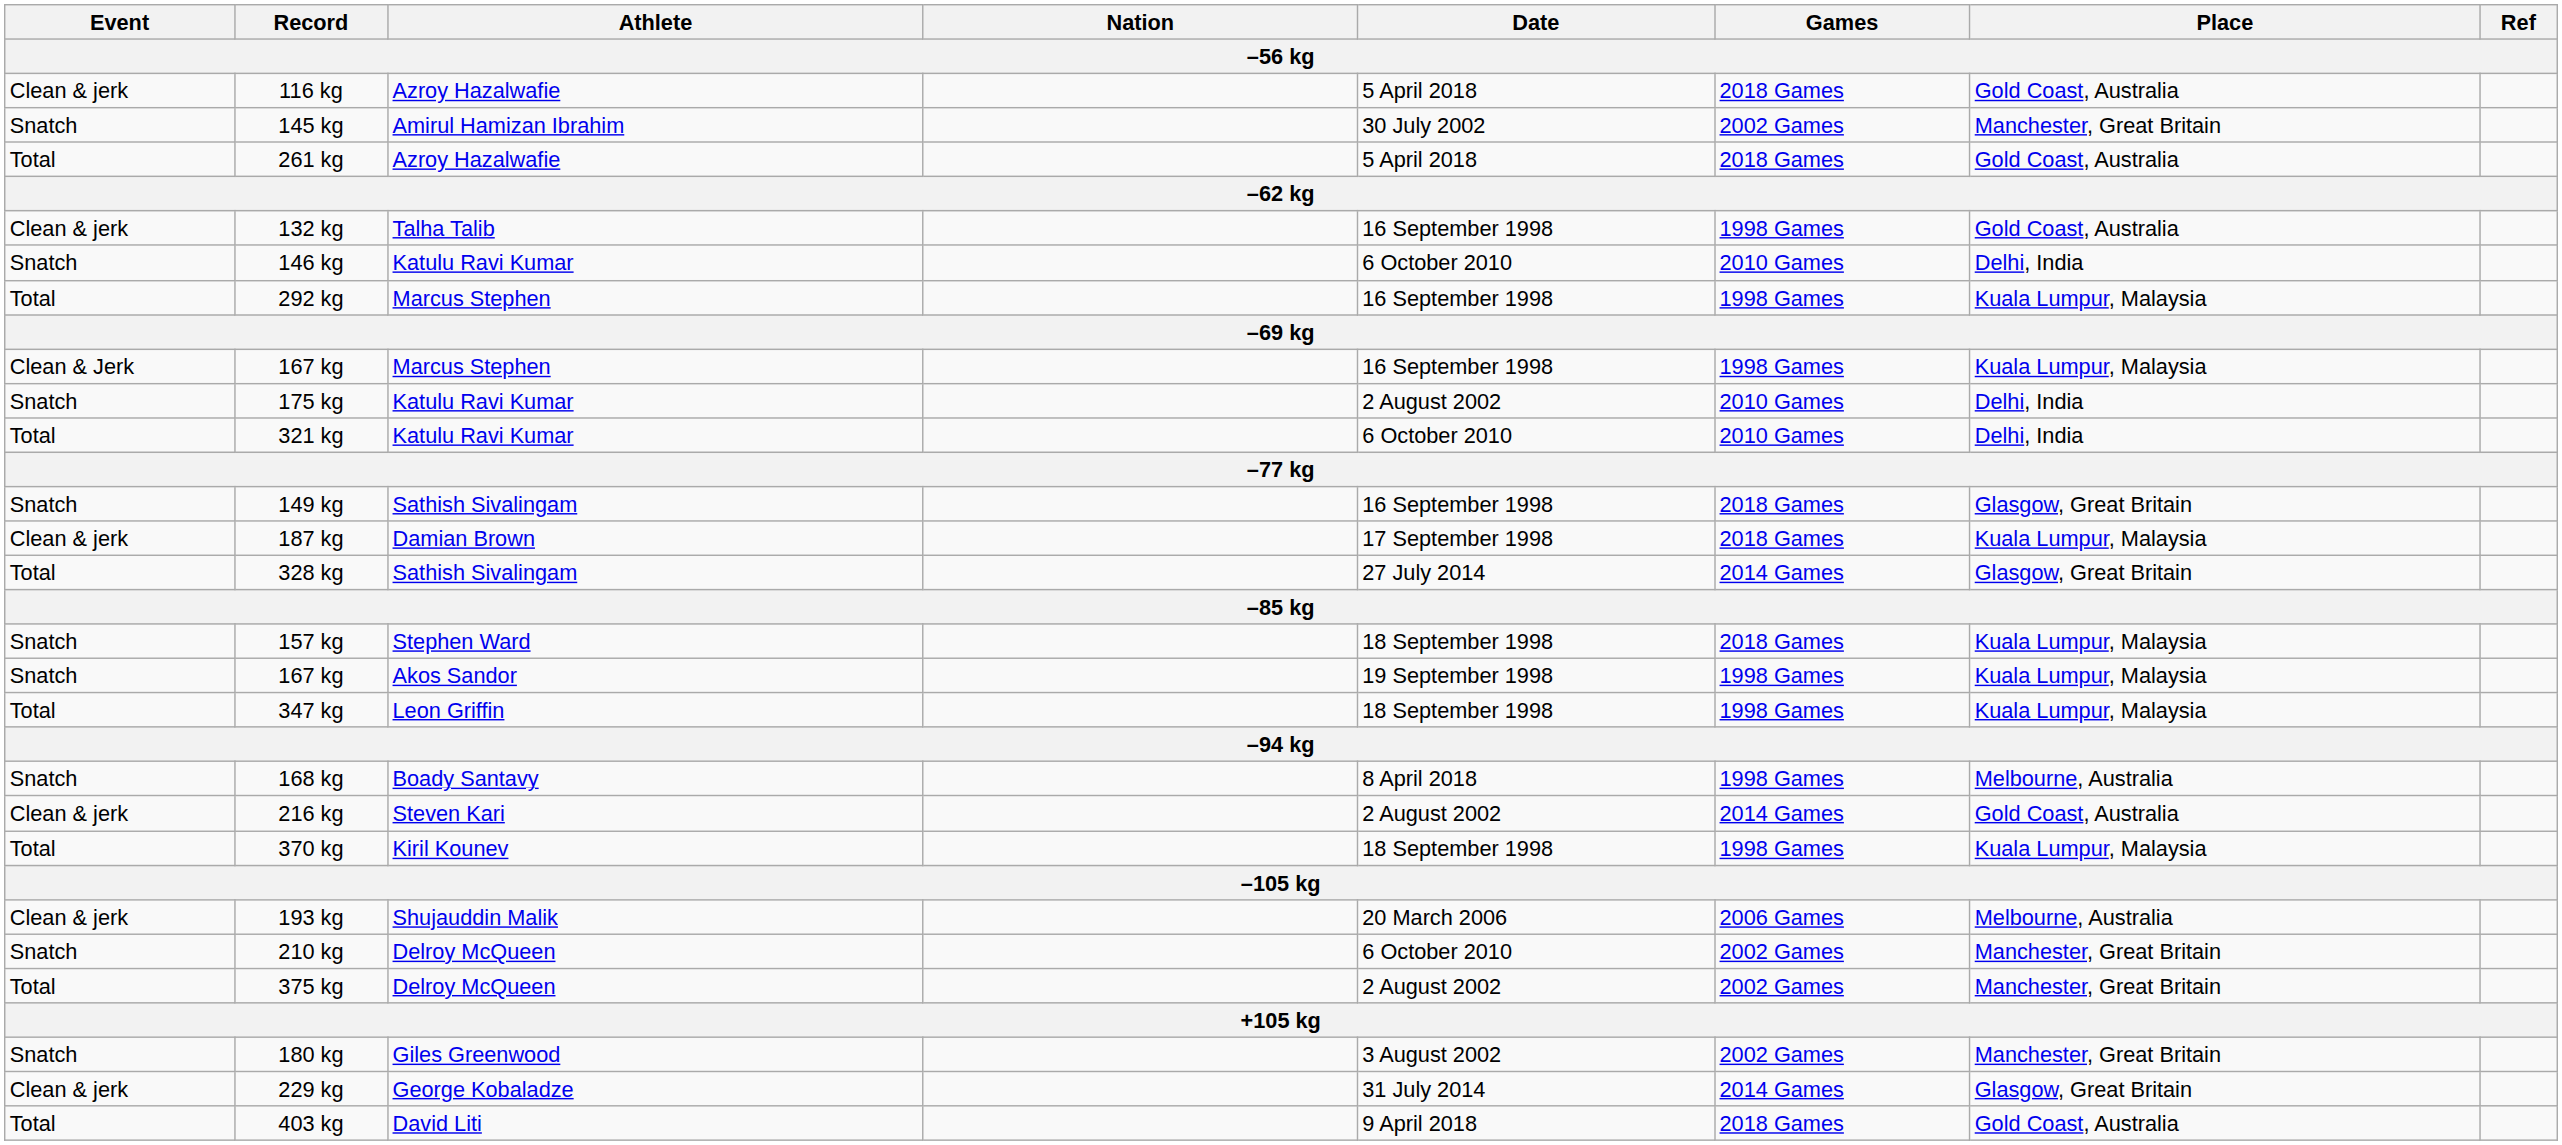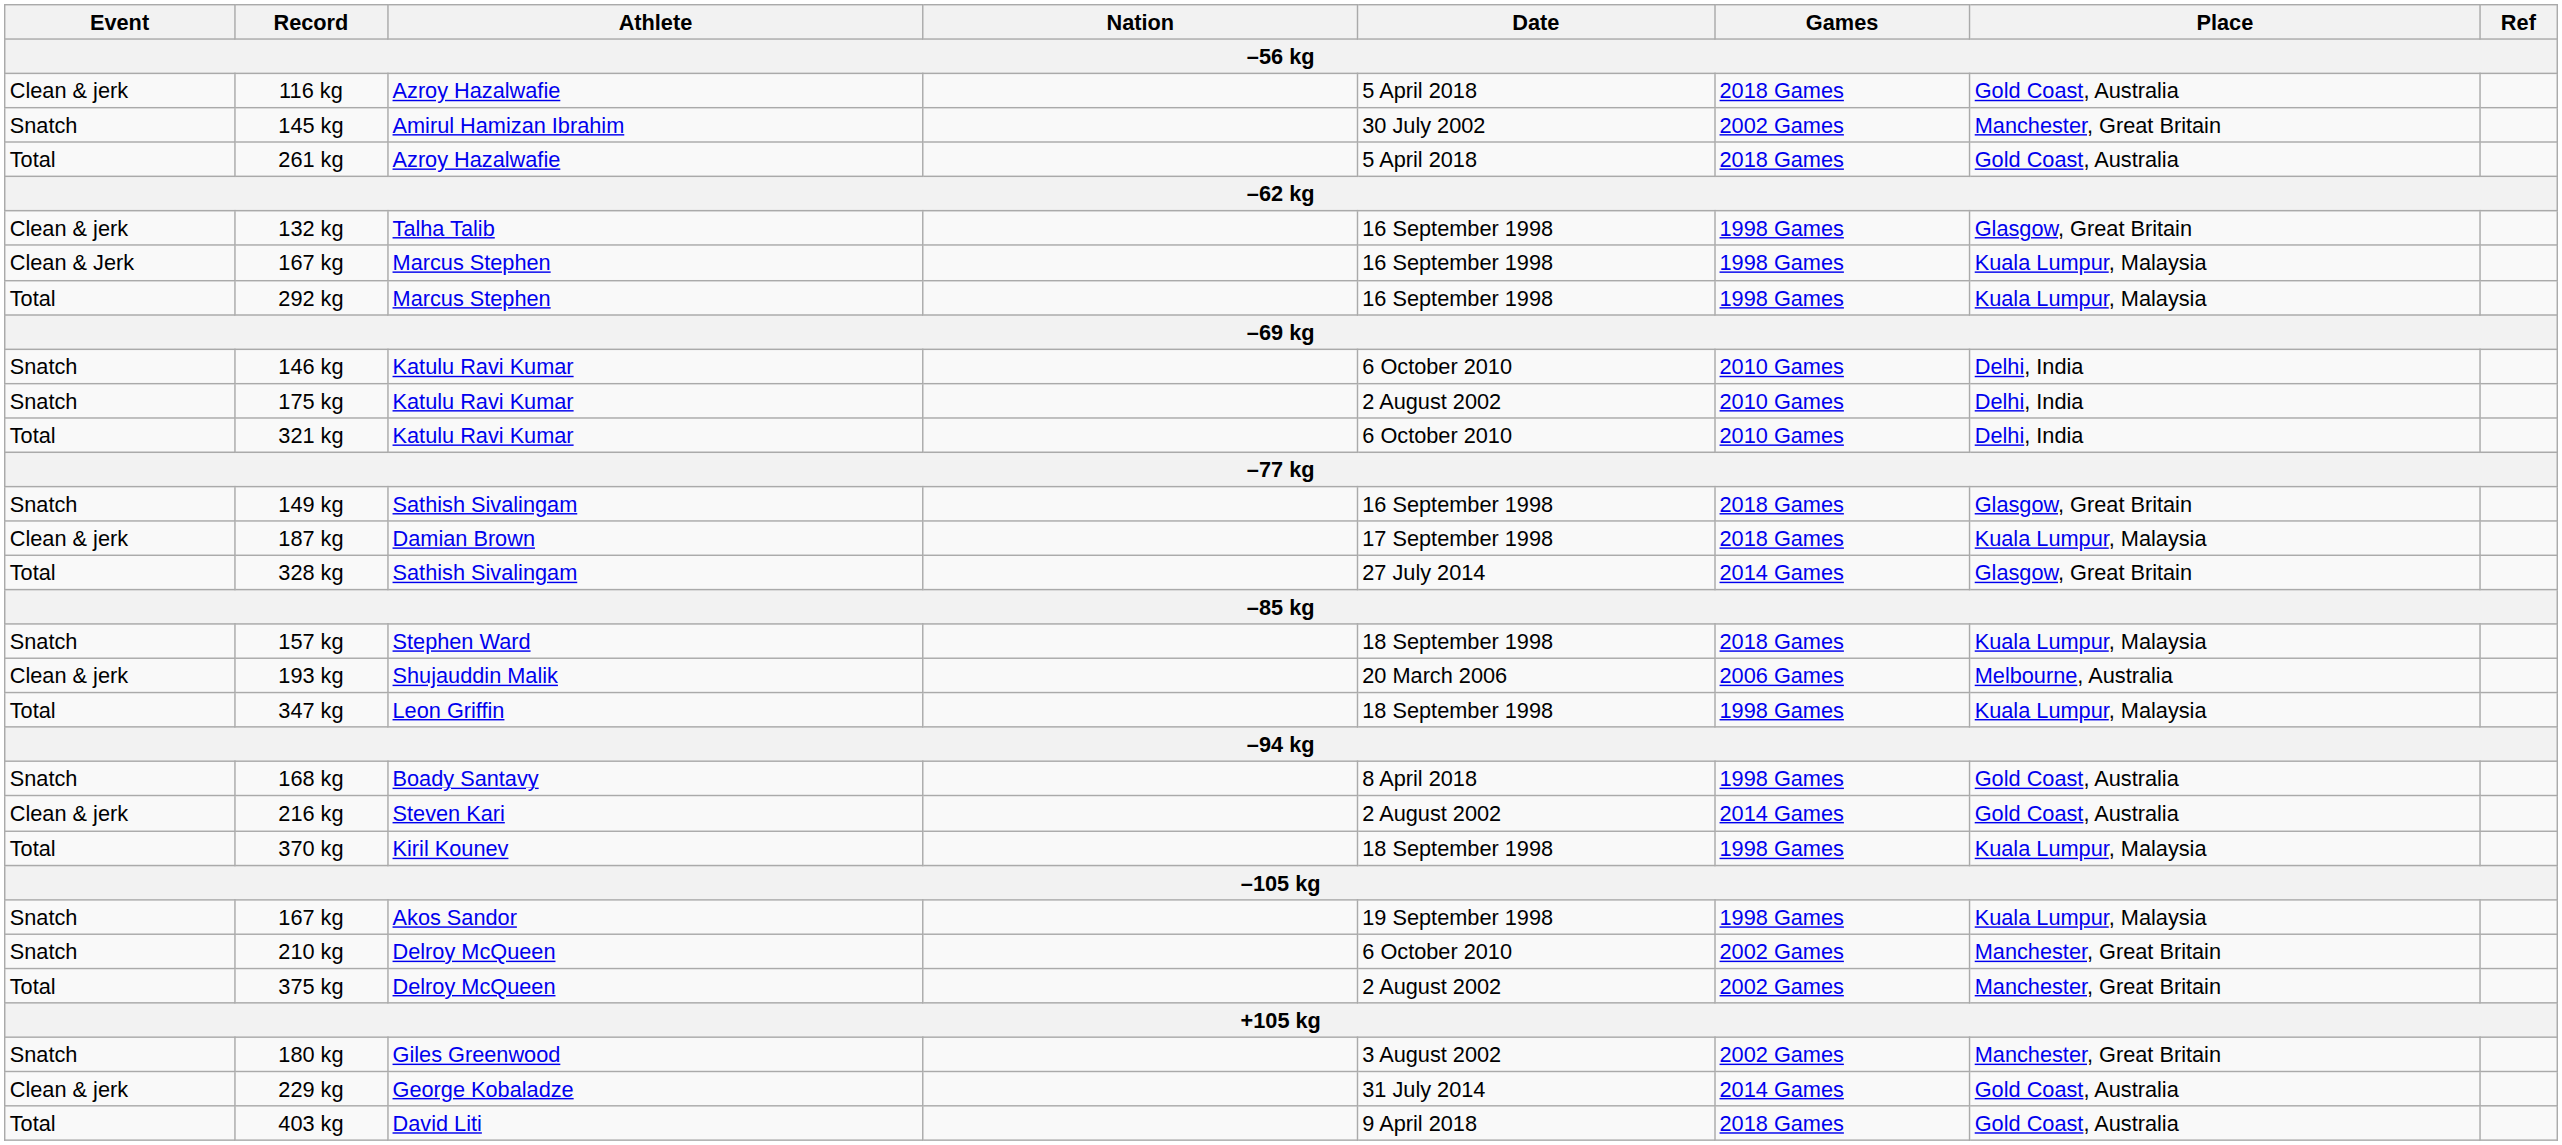(2077, 229) Gold Coast, Australia -> (2083, 229) Glasgow, Great Britain
rows swapped: (311, 366) <-> (311, 263)
rows swapped: (311, 917) <-> (311, 676)
(2074, 779) Melbourne, Australia -> (2077, 779) Gold Coast, Australia
(2083, 1089) Glasgow, Great Britain -> (2077, 1089) Gold Coast, Australia
